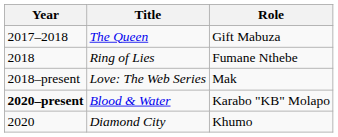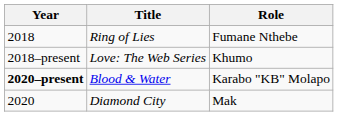- row: (119, 36)
(224, 79) Mak -> (232, 57) Khumo
(232, 121) Khumo -> (224, 100) Mak
